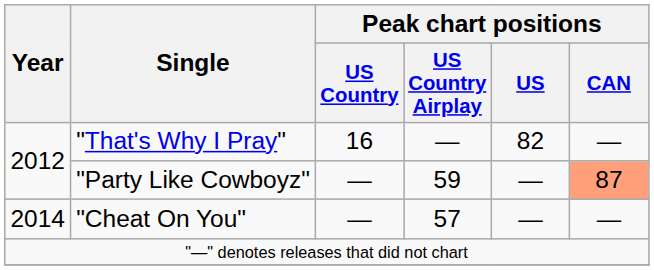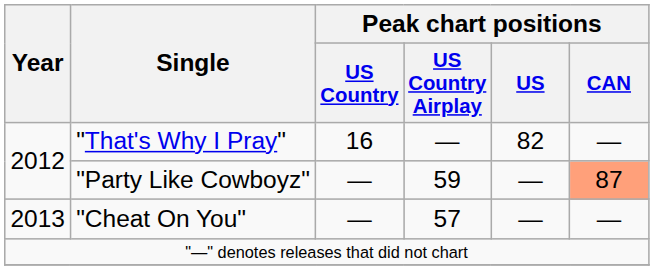(38, 218) 2014 -> (38, 218) 2013
